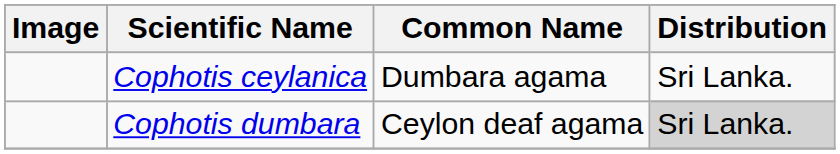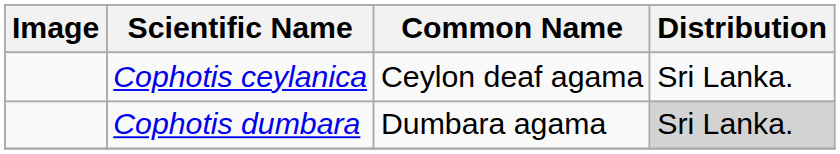(494, 76) Dumbara agama -> (512, 76) Ceylon deaf agama
(512, 124) Ceylon deaf agama -> (494, 124) Dumbara agama
